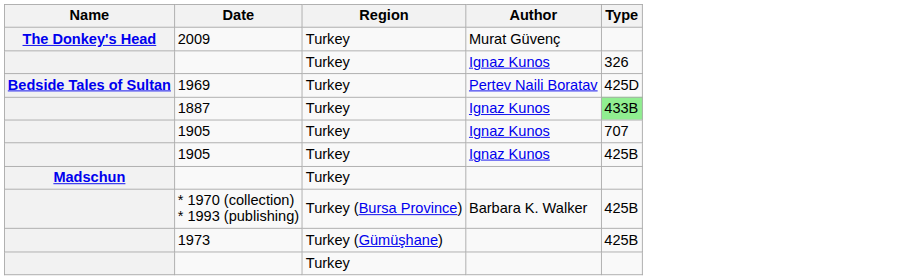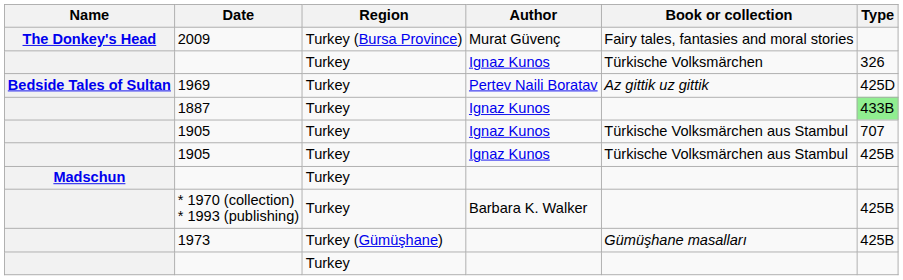+ column: (729, 16)
(328, 39) Turkey -> (384, 39) Turkey (Bursa Province)
(384, 208) Turkey (Bursa Province) -> (328, 208) Turkey
